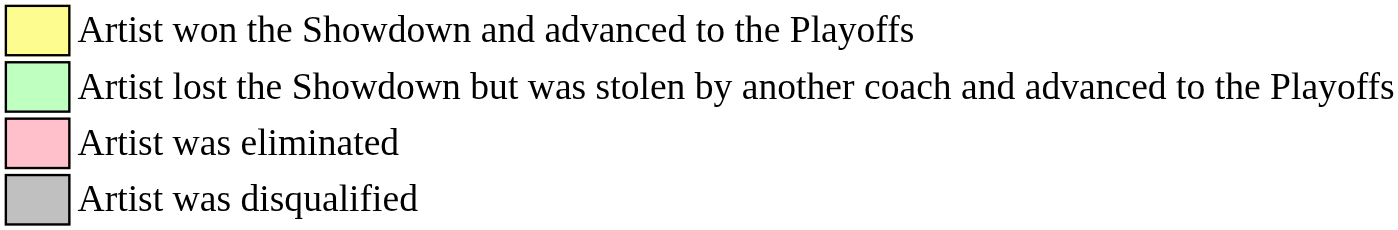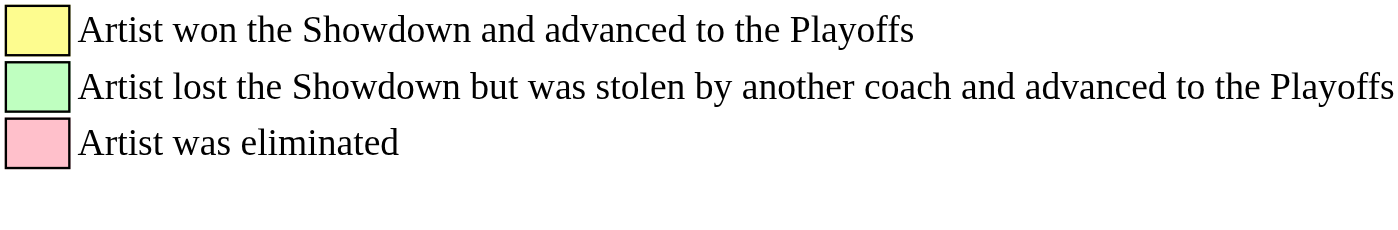- row: (248, 199)
